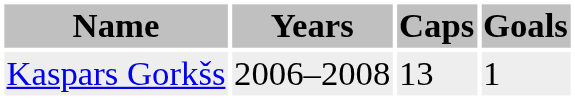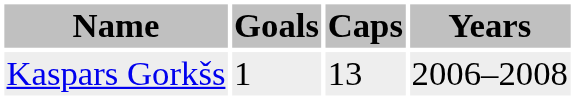columns swapped: (312, 25) <-> (525, 25)
